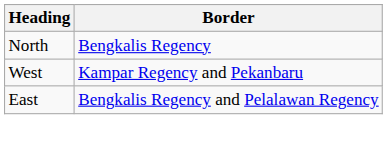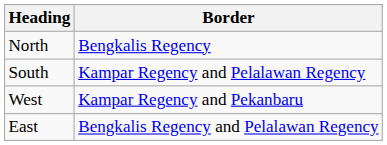+ row: (28, 72)
